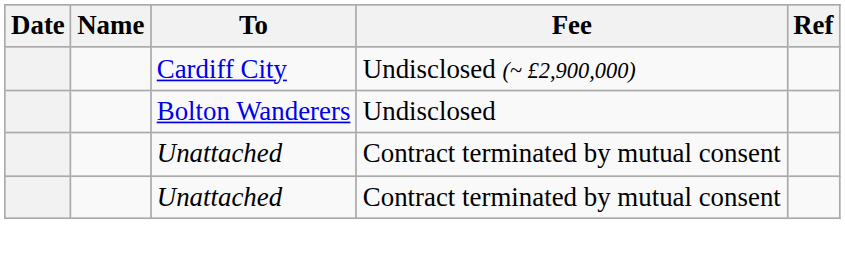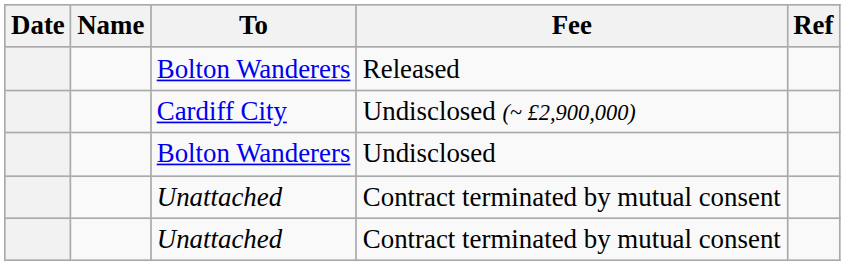+ row: (254, 68)
